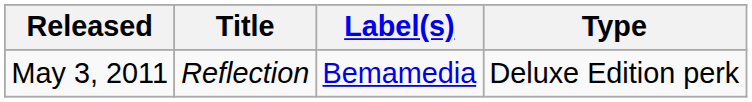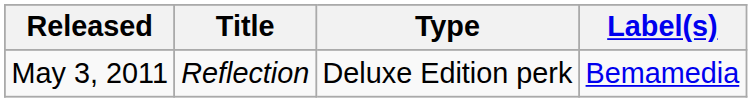columns swapped: (614, 27) <-> (399, 27)
